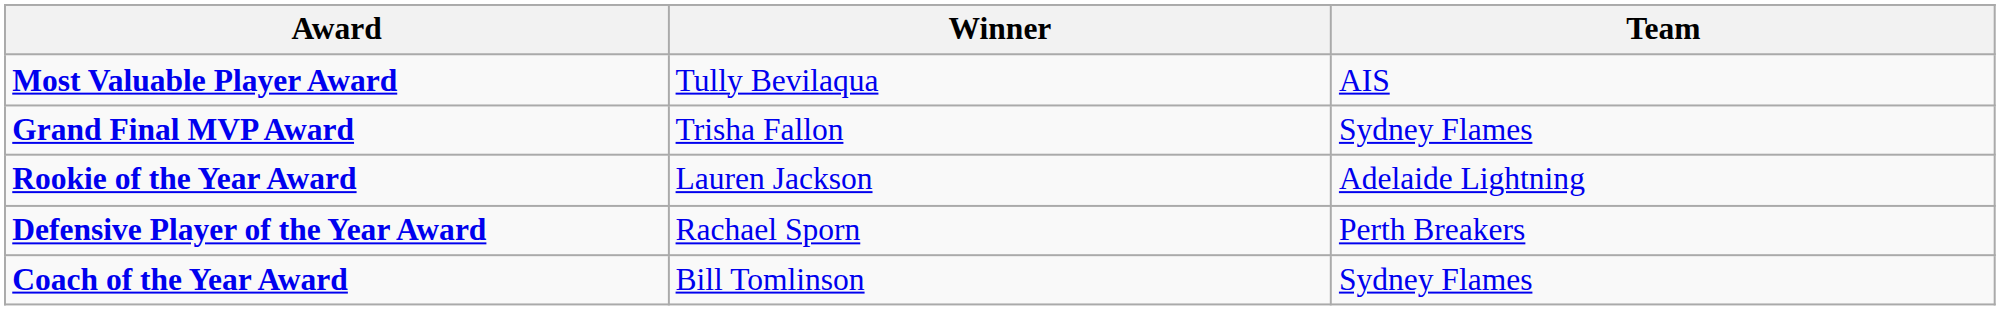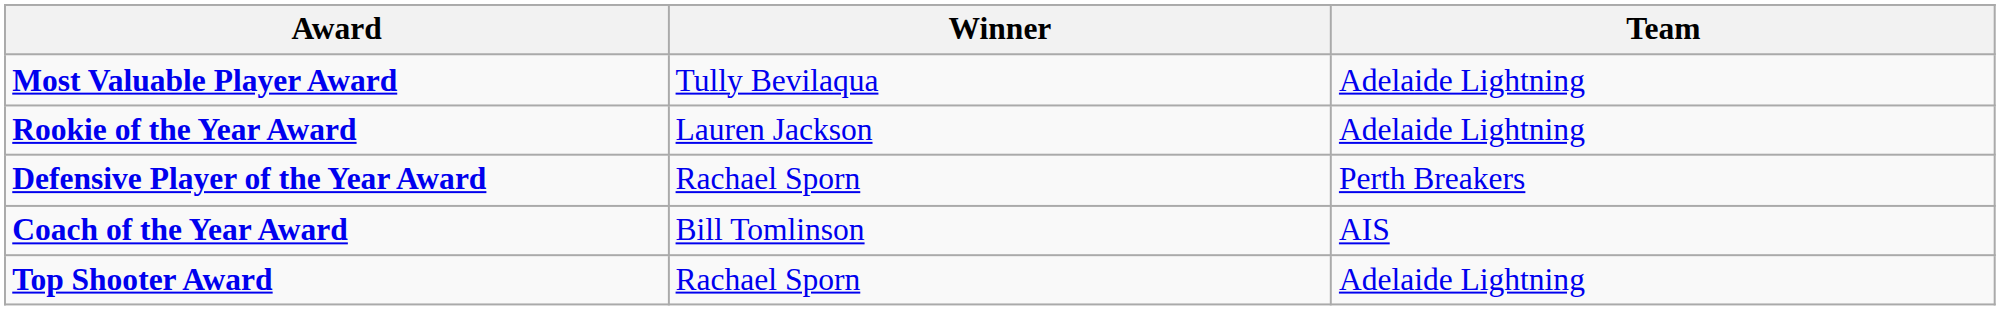(1364, 79) AIS -> (1462, 79) Adelaide Lightning
- row: (183, 129)
(1436, 279) Sydney Flames -> (1364, 229) AIS
+ row: (142, 279)
